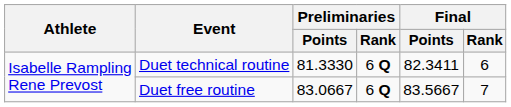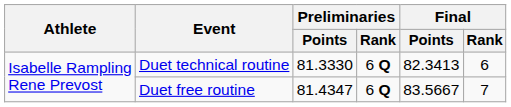(431, 65) 82.3411 -> (431, 65) 82.3413
(325, 90) 83.0667 -> (325, 90) 81.4347
